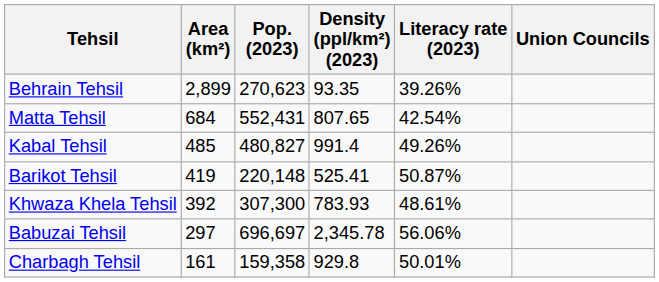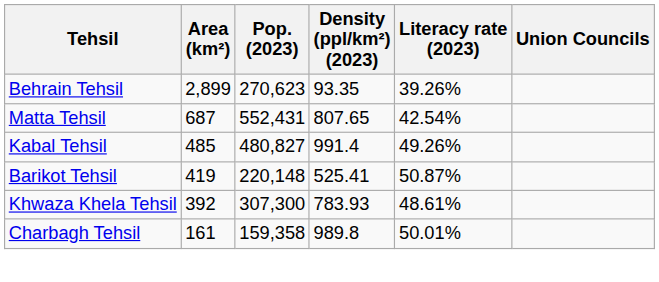(200, 117) 684 -> (200, 117) 687
- row: (67, 233)
(336, 262) 929.8 -> (336, 233) 989.8
